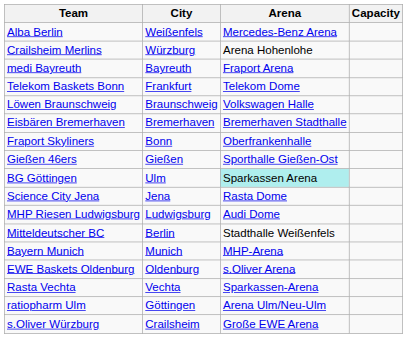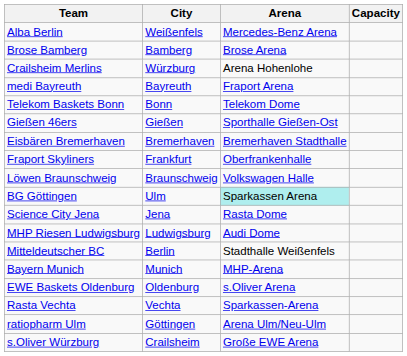+ row: (47, 50)
(168, 86) Frankfurt -> (159, 104) Bonn
rows swapped: (62, 104) <-> (42, 159)
(159, 141) Bonn -> (168, 159) Frankfurt
